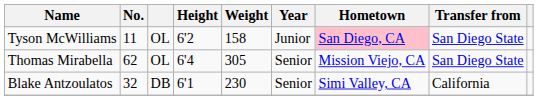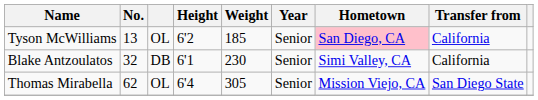(130, 38) 11 -> (130, 38) 13
(235, 38) 158 -> (235, 38) 185
(293, 38) Junior -> (293, 38) Senior
(478, 38) San Diego State -> (461, 38) California
rows swapped: (60, 83) <-> (60, 60)
